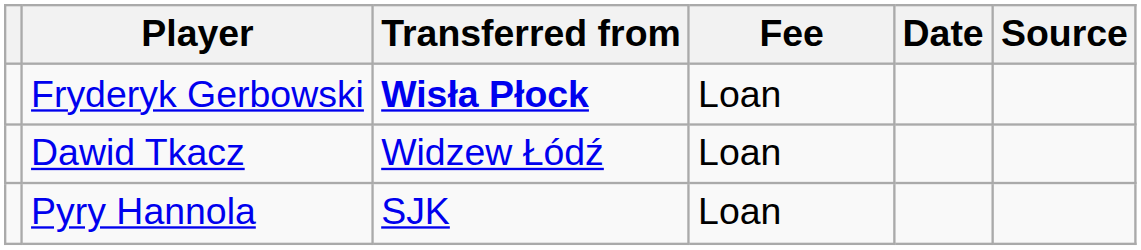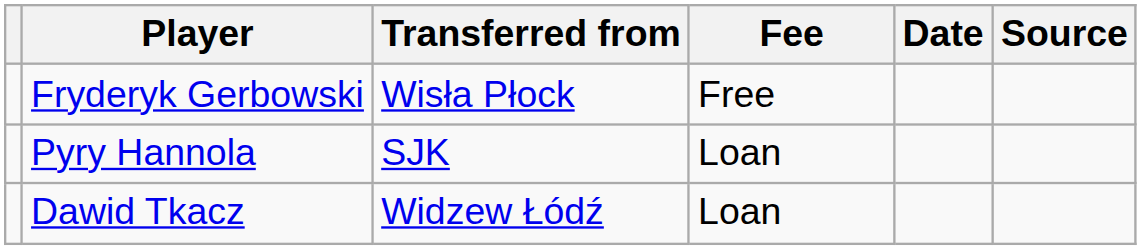(485, 93) bold -> (478, 93) normal
(740, 93) Loan -> (737, 93) Free
rows swapped: (138, 152) <-> (143, 212)
